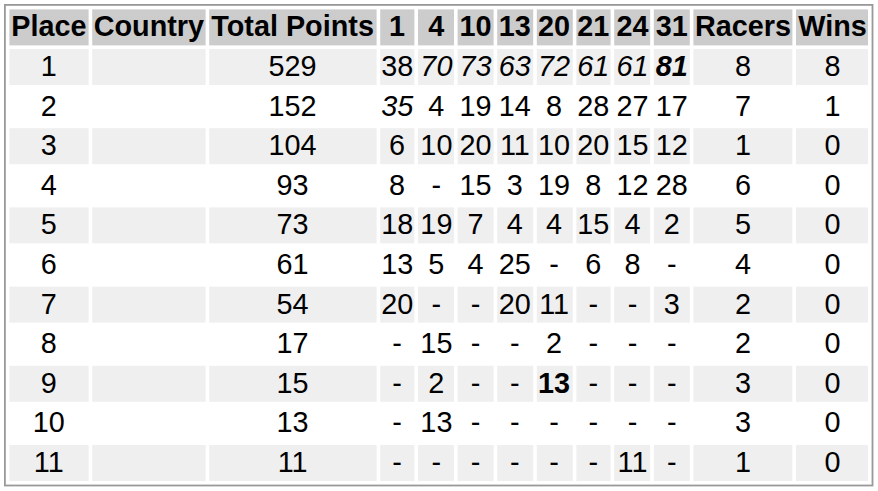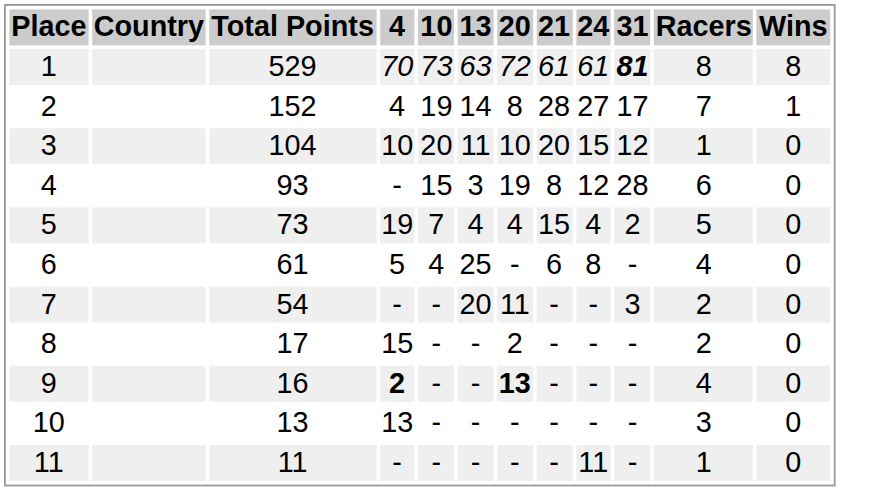- column: (397, 26)
(293, 383) 15 -> (293, 383) 16
(436, 383) normal -> (397, 383) bold
(743, 383) 3 -> (704, 383) 4
